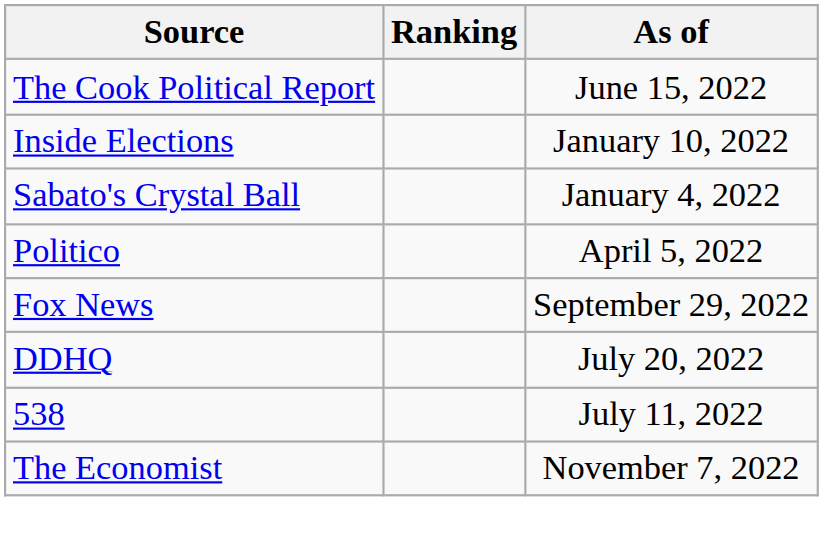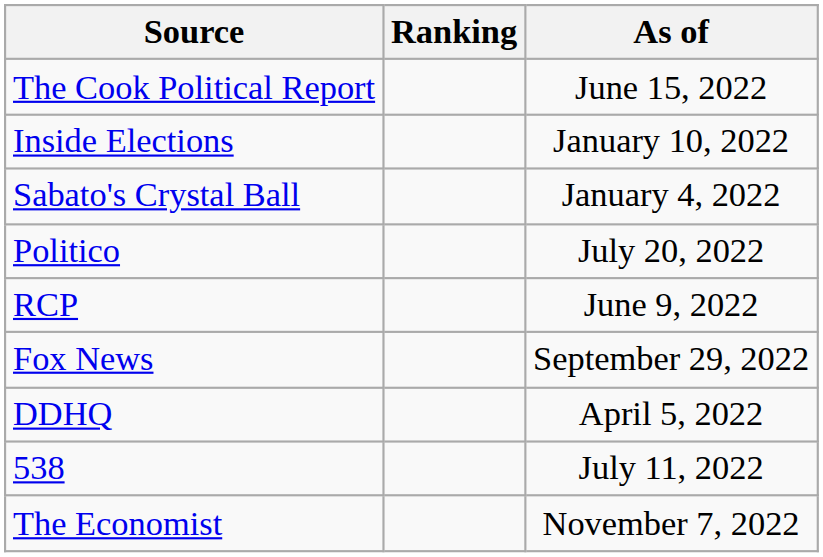(671, 250) April 5, 2022 -> (671, 250) July 20, 2022
+ row: (46, 304)
(671, 359) July 20, 2022 -> (671, 413) April 5, 2022
